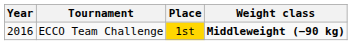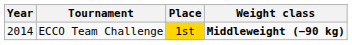(20, 31) 2016 -> (20, 31) 2014
